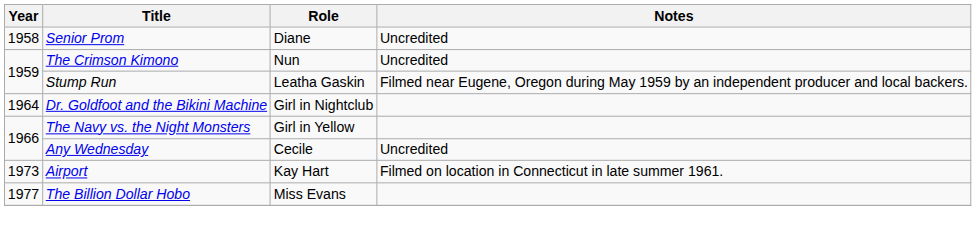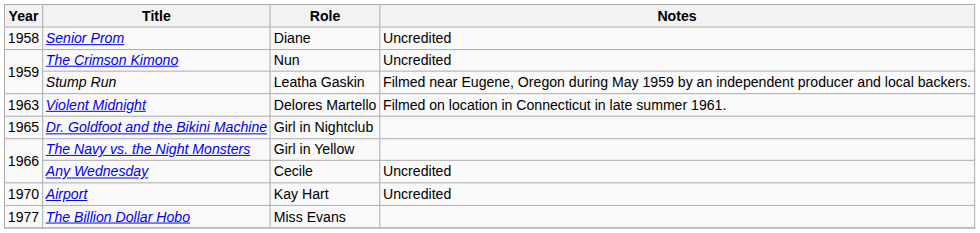+ row: (96, 105)
(23, 105) 1964 -> (23, 128) 1965
(23, 172) 1973 -> (23, 194) 1970
(552, 172) Filmed on location in Connecticut in late summer 1961. -> (417, 194) Uncredited
